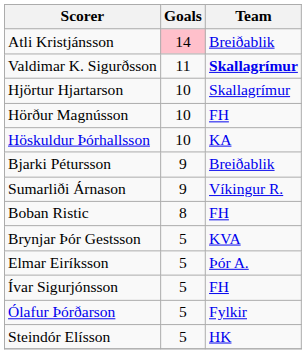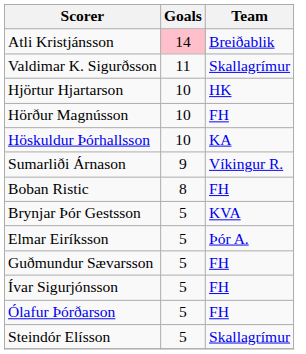(253, 66) bold -> (250, 66) normal
(250, 90) Skallagrímur -> (220, 90) HK
- row: (60, 164)
+ row: (81, 262)
(228, 312) Fylkir -> (219, 312) FH
(220, 336) HK -> (250, 336) Skallagrímur
